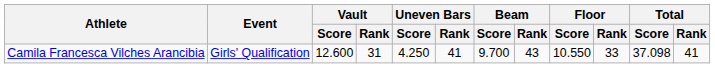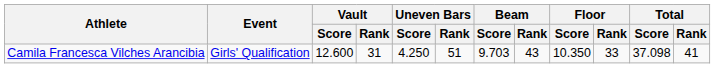(455, 54) 41 -> (455, 54) 51
(494, 54) 9.700 -> (494, 54) 9.703
(572, 54) 10.550 -> (572, 54) 10.350
